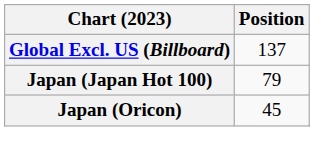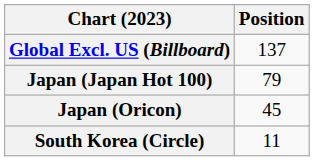+ row: (120, 140)
